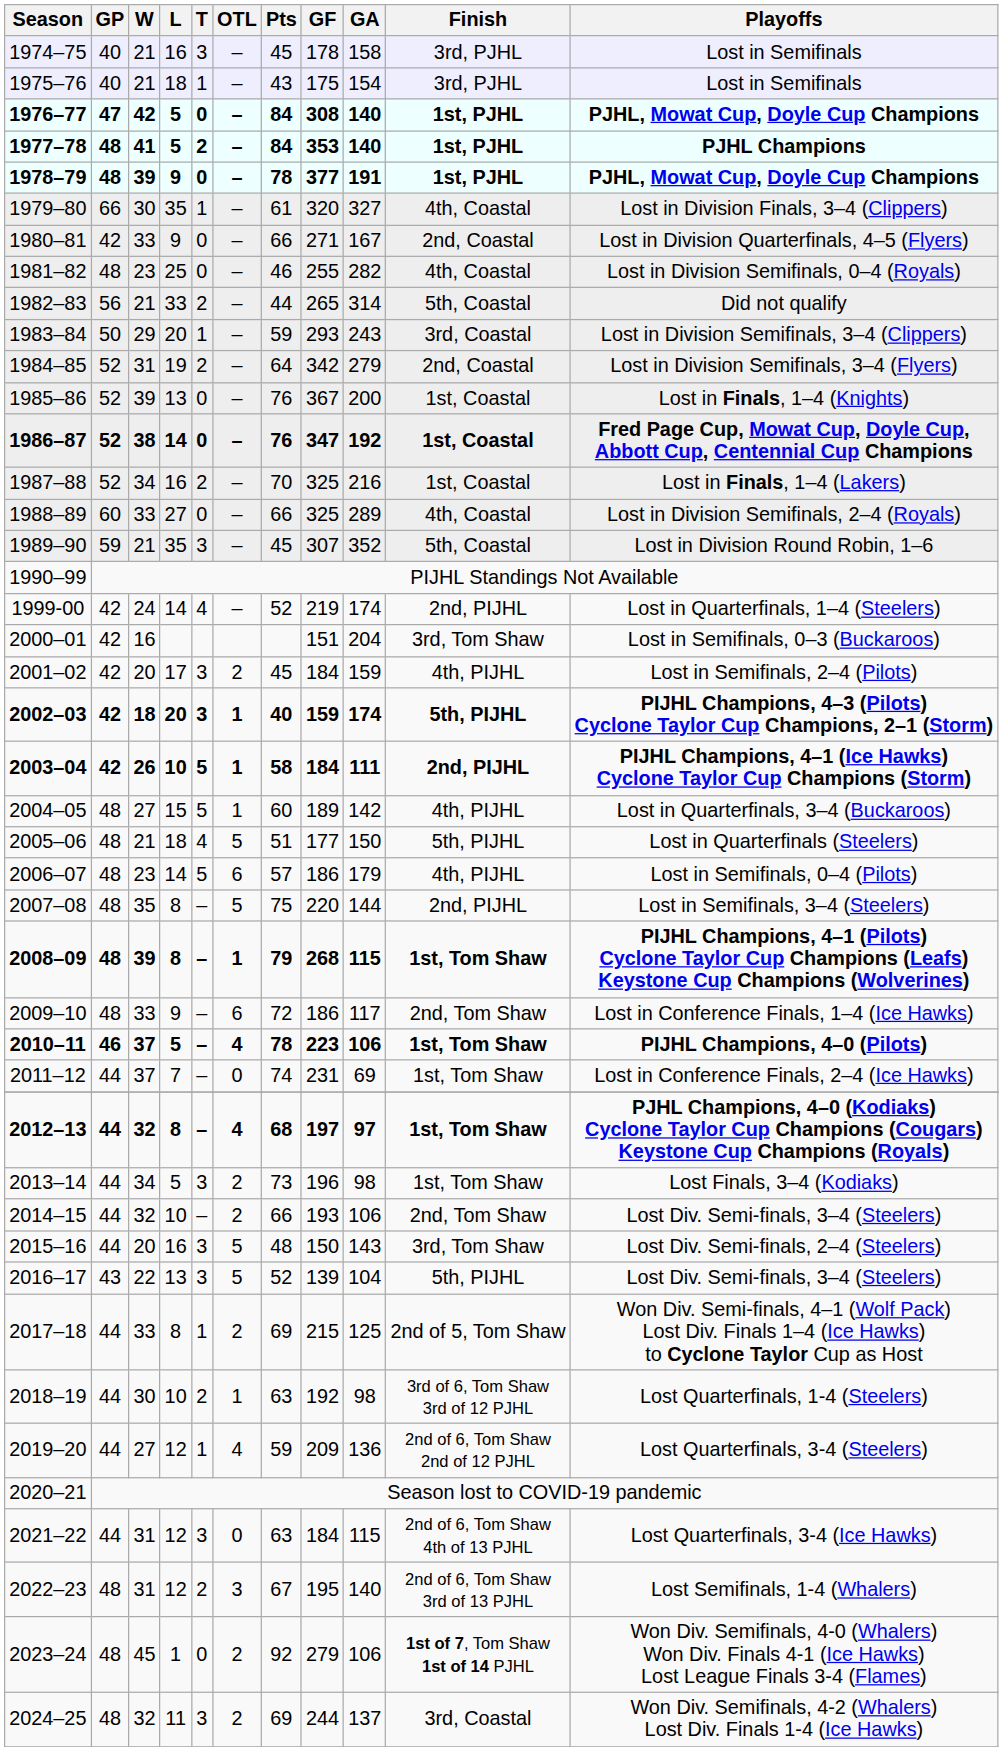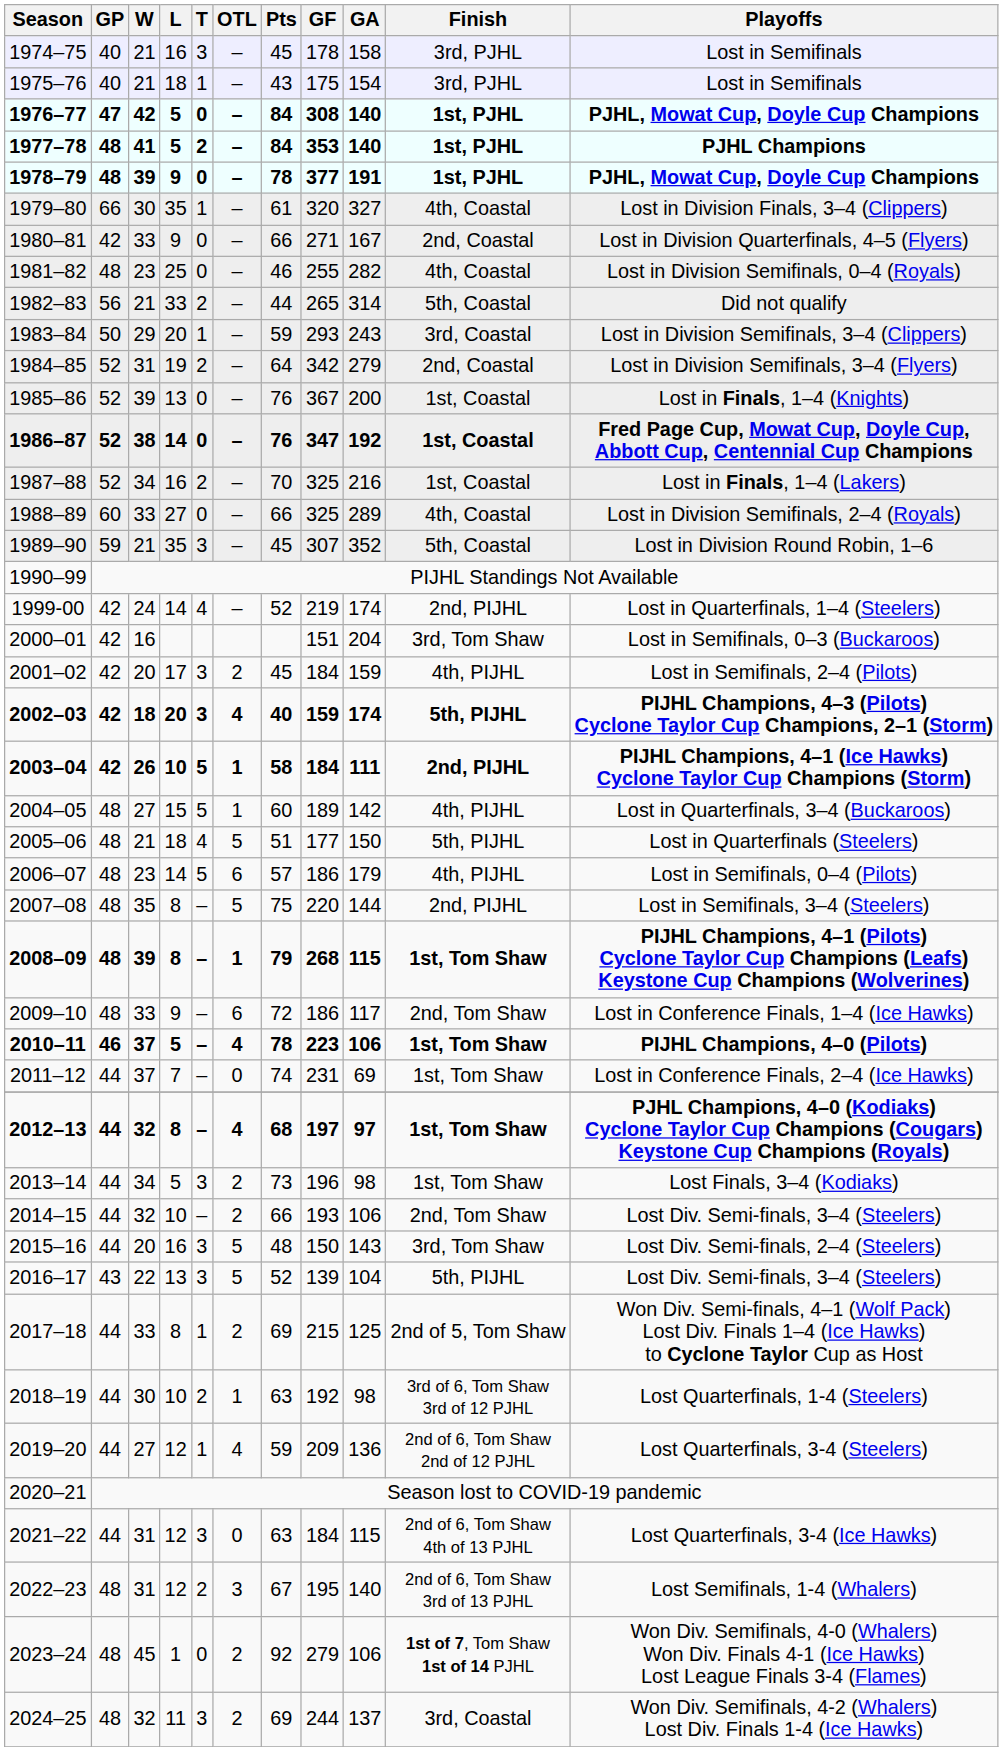(237, 714) 1 -> (237, 714) 4
